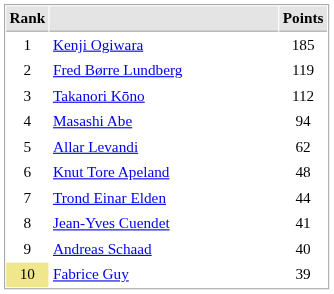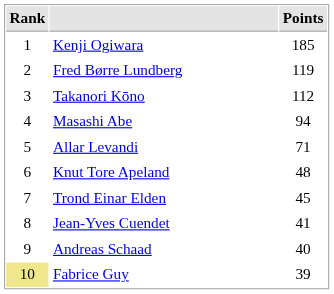(303, 147) 62 -> (303, 147) 71
(303, 198) 44 -> (303, 198) 45
